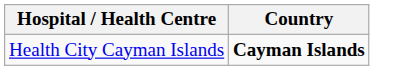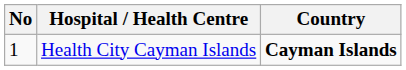+ column: (21, 19)
